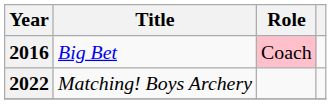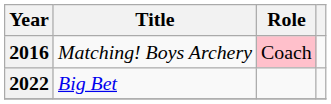(87, 51) Big Bet -> (155, 51) Matching! Boys Archery
(155, 83) Matching! Boys Archery -> (87, 83) Big Bet
